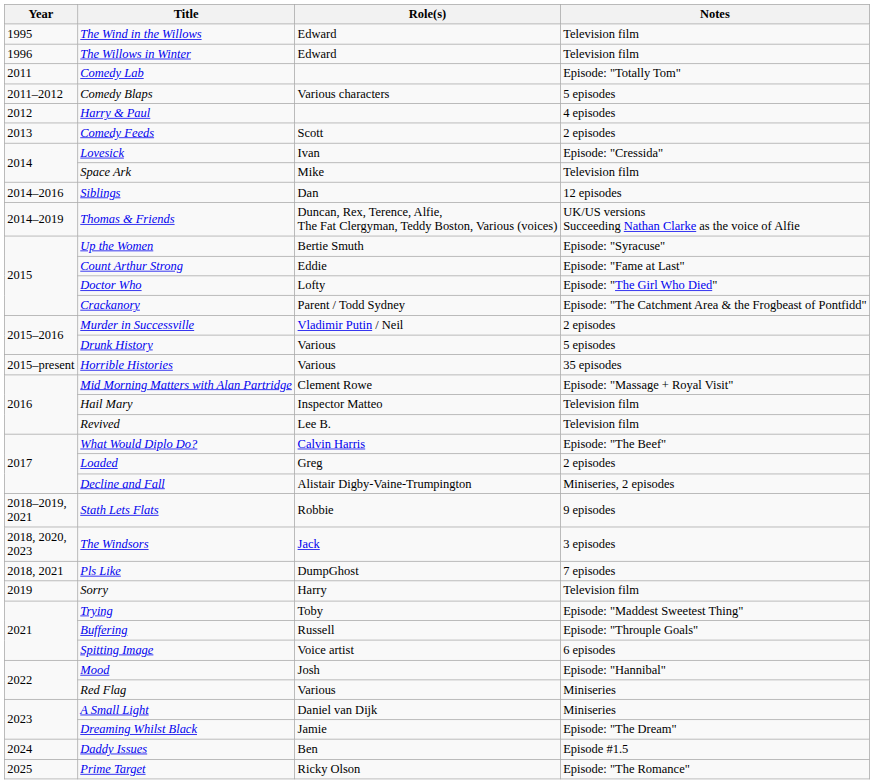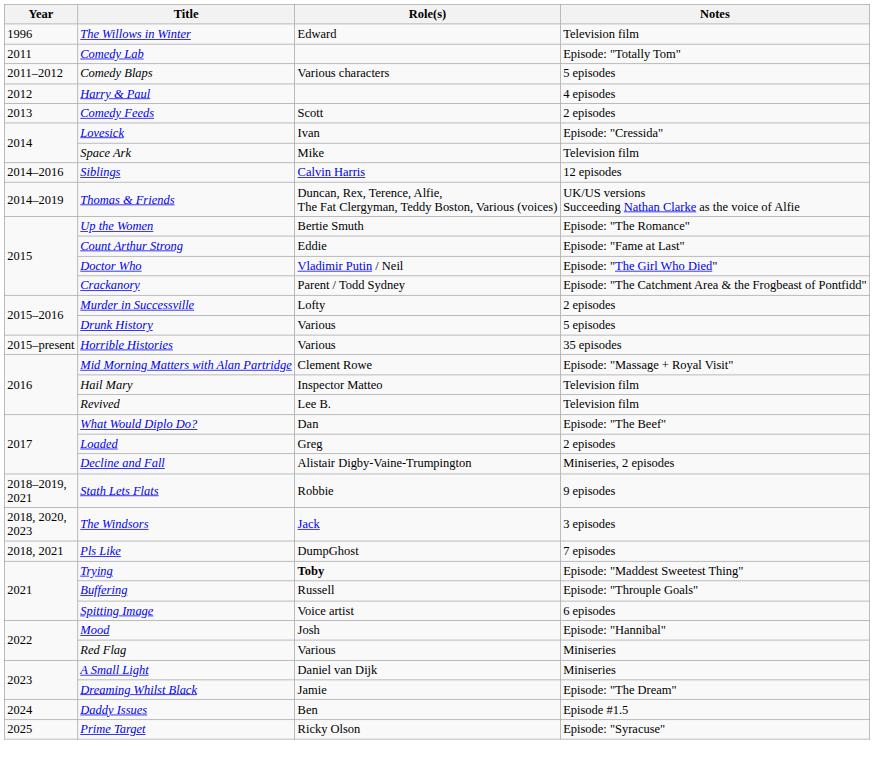- row: (141, 34)
(308, 192) Dan -> (331, 172) Calvin Harris
(614, 246) Episode: "Syracuse" -> (626, 226) Episode: "The Romance"
(311, 285) Lofty -> (350, 265) Vladimir Putin / Neil
(350, 325) Vladimir Putin / Neil -> (311, 305) Lofty
(331, 444) Calvin Harris -> (308, 424) Dan
- row: (94, 590)
(310, 610) normal -> (311, 571) bold
(626, 769) Episode: "The Romance" -> (614, 729) Episode: "Syracuse"
